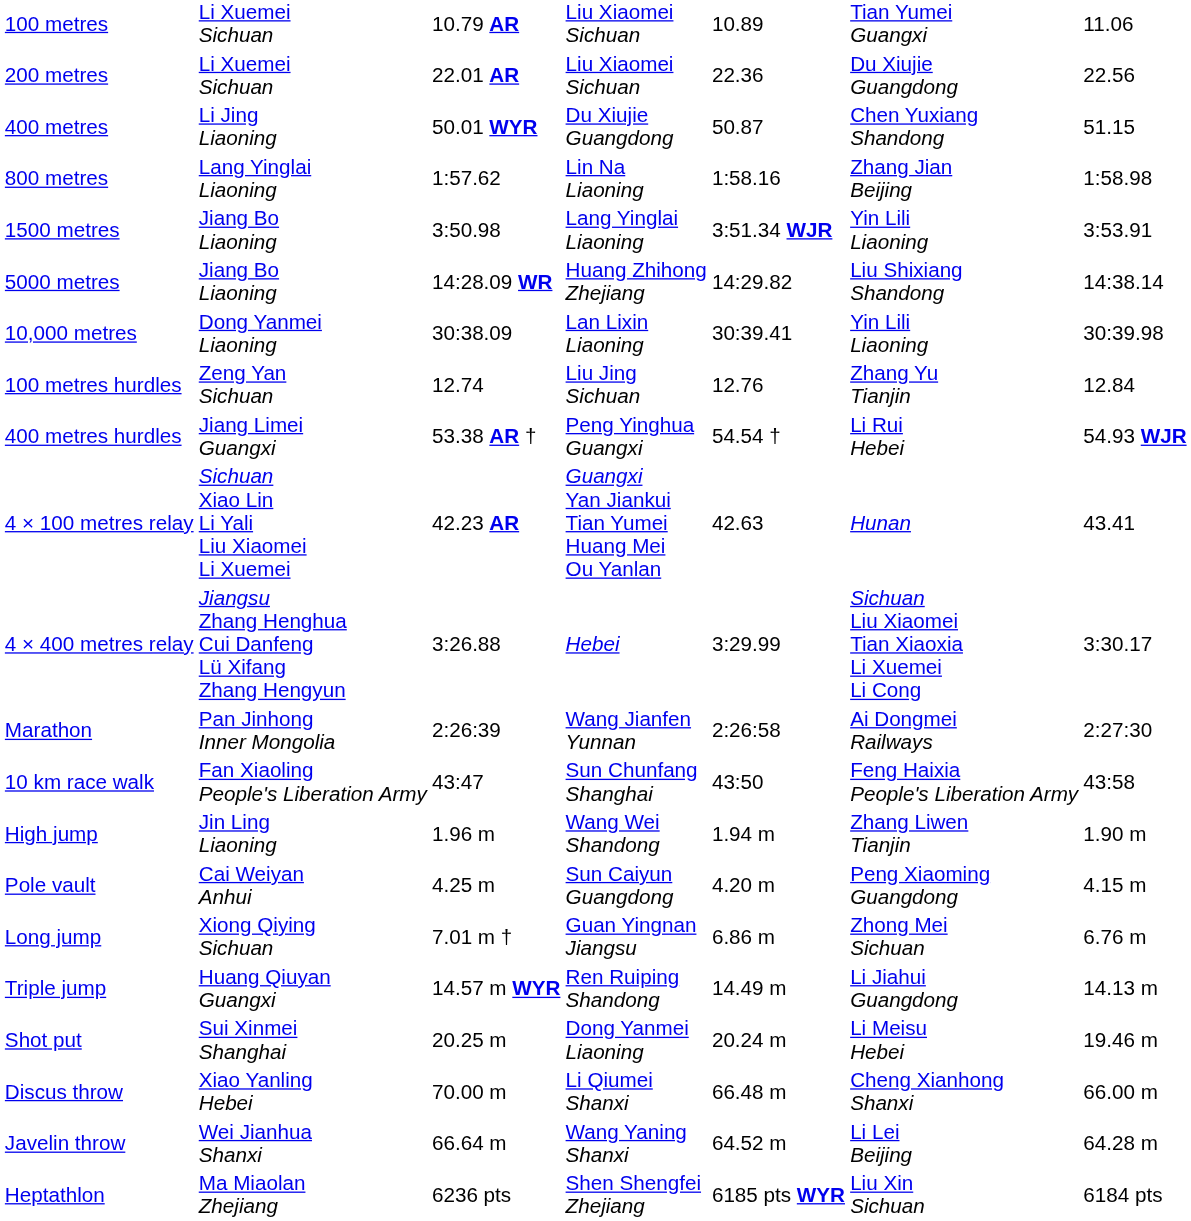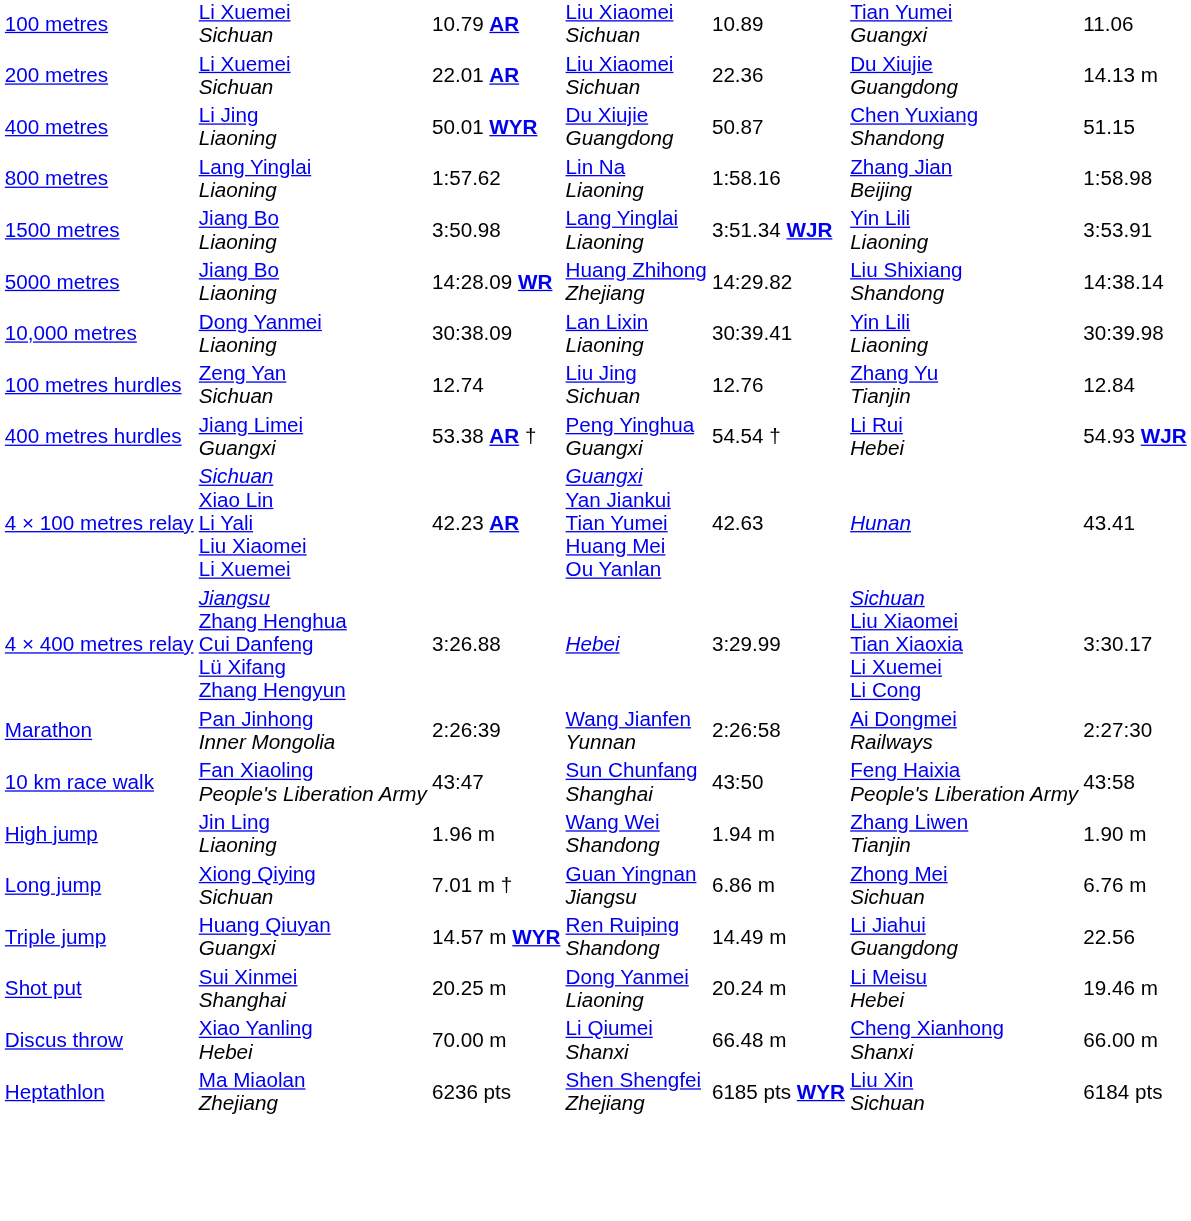(1109, 75) 22.56 -> (1121, 75) 14.13 m
- row: (50, 885)
(1121, 988) 14.13 m -> (1109, 937) 22.56
- row: (65, 1143)
